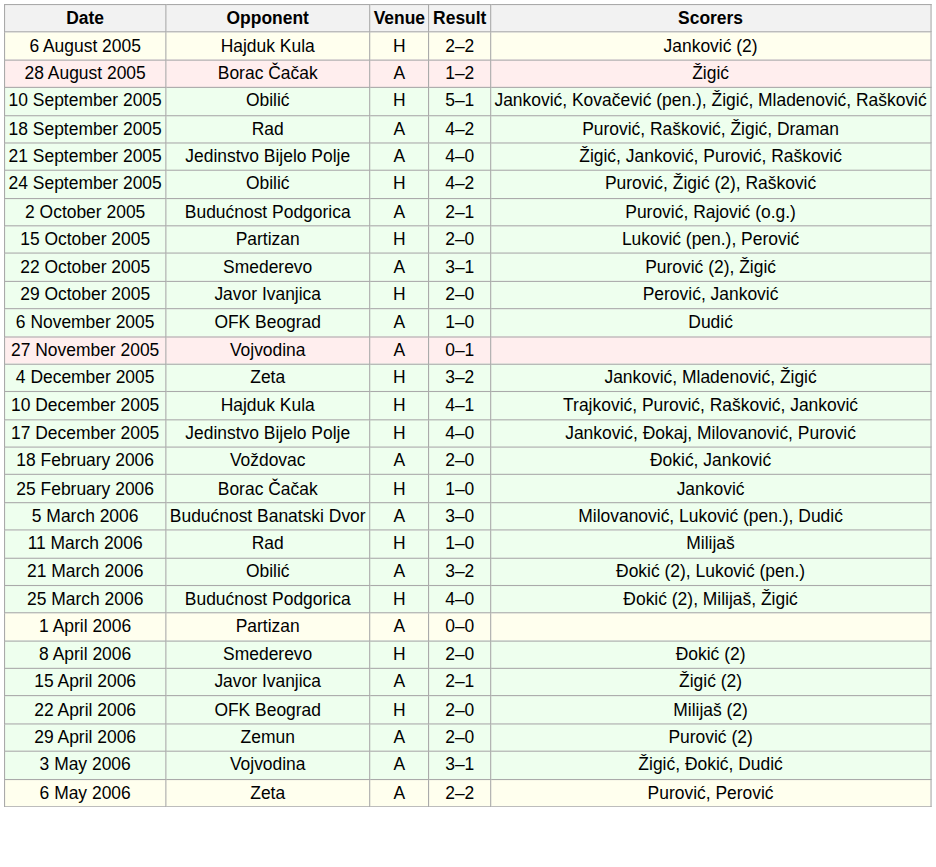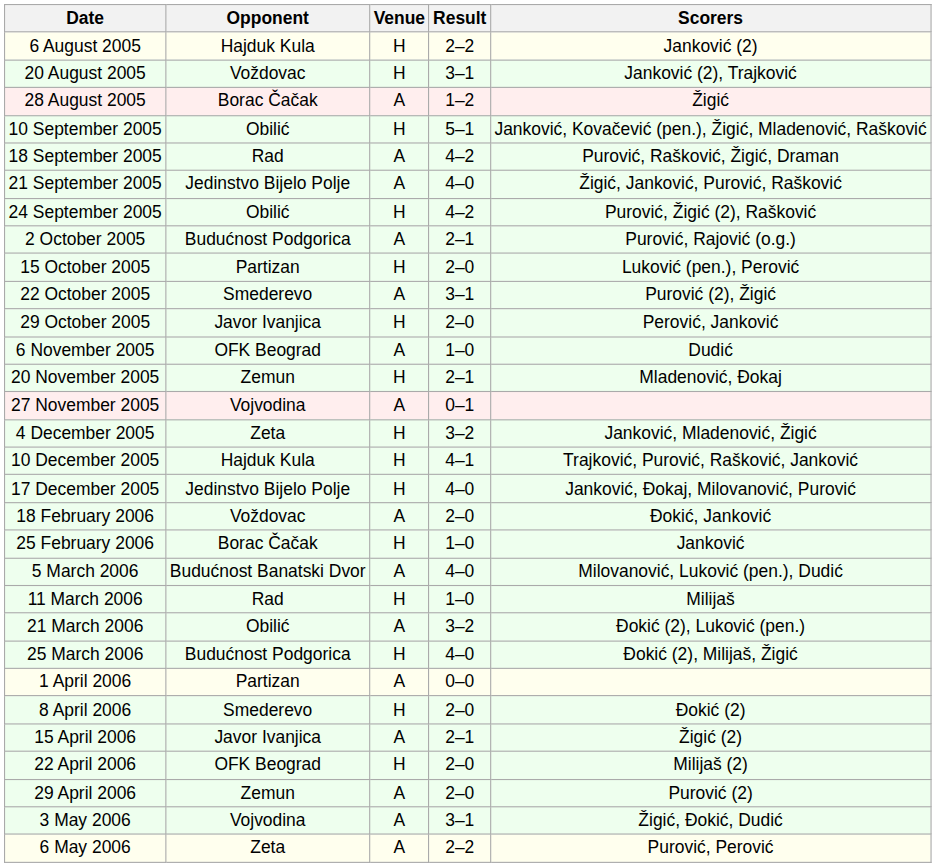+ row: (85, 73)
+ row: (85, 377)
(460, 516) 3–0 -> (460, 571) 4–0
